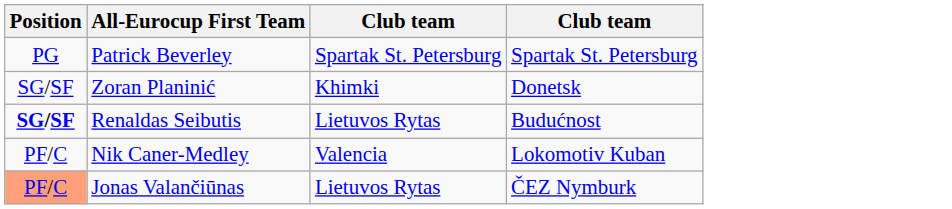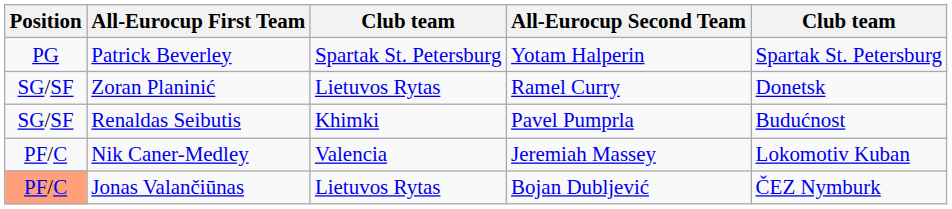+ column: (629, 21)
(347, 87) Khimki -> (378, 87) Lietuvos Rytas
(46, 120) bold -> (46, 120) normal
(378, 120) Lietuvos Rytas -> (347, 120) Khimki
